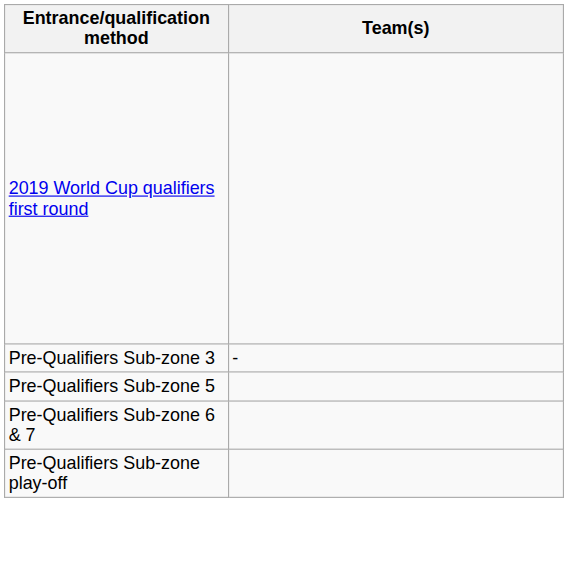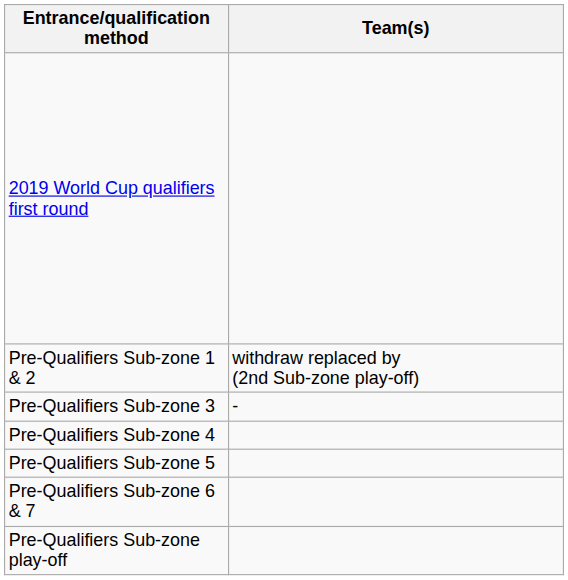+ row: (112, 367)
+ row: (112, 434)
